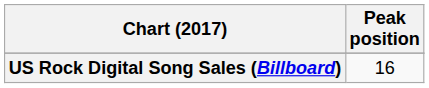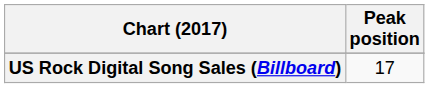(385, 67) 16 -> (385, 67) 17
